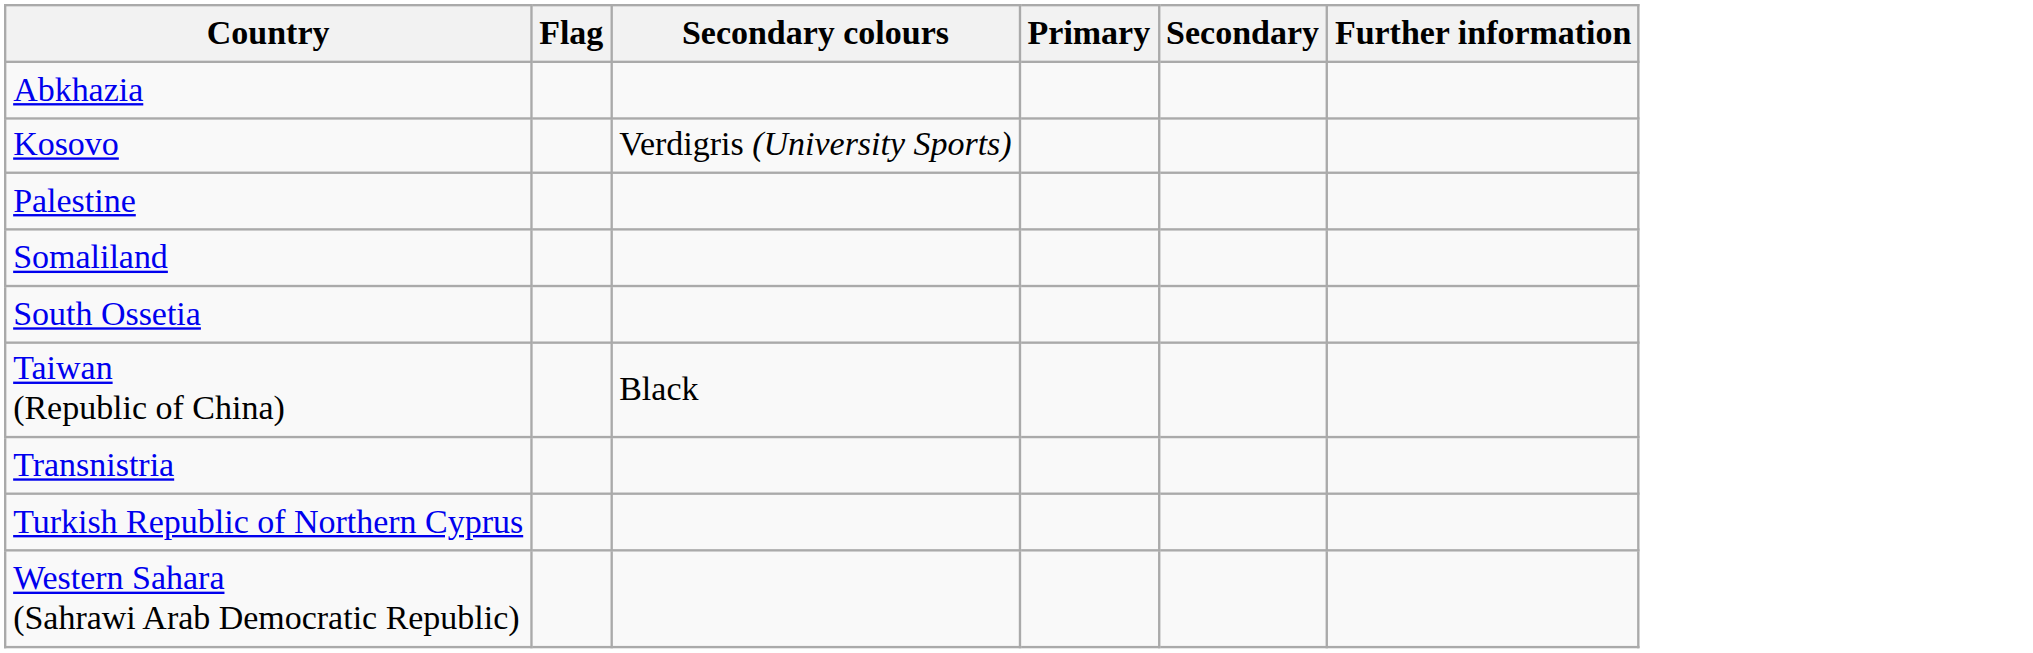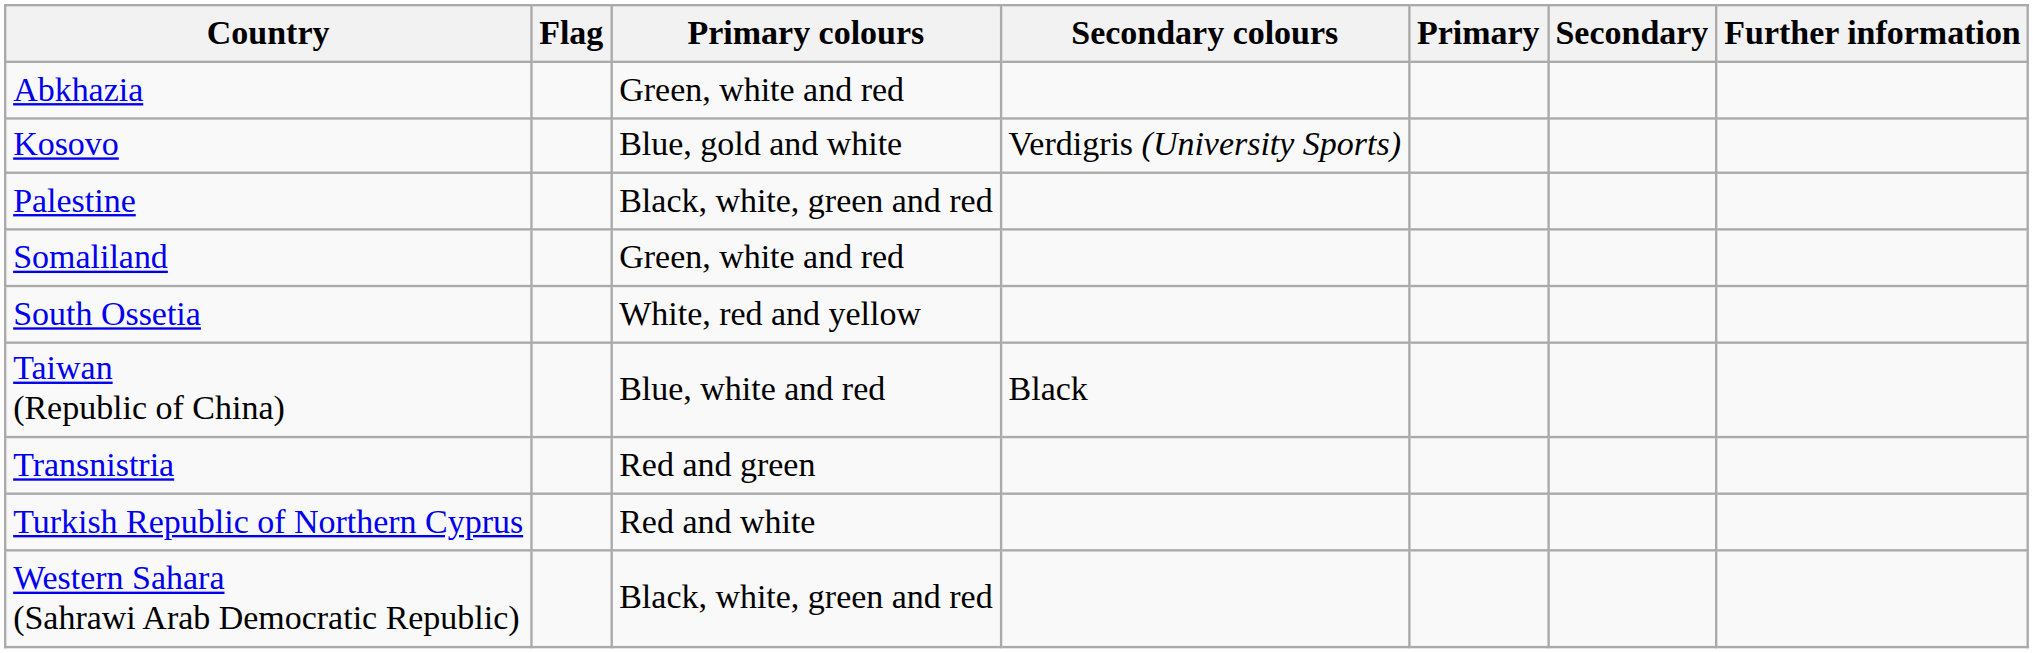+ column: (806, 32)
